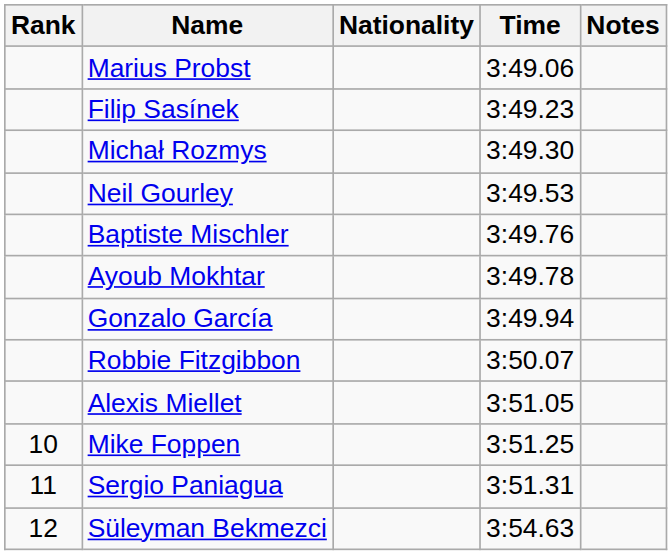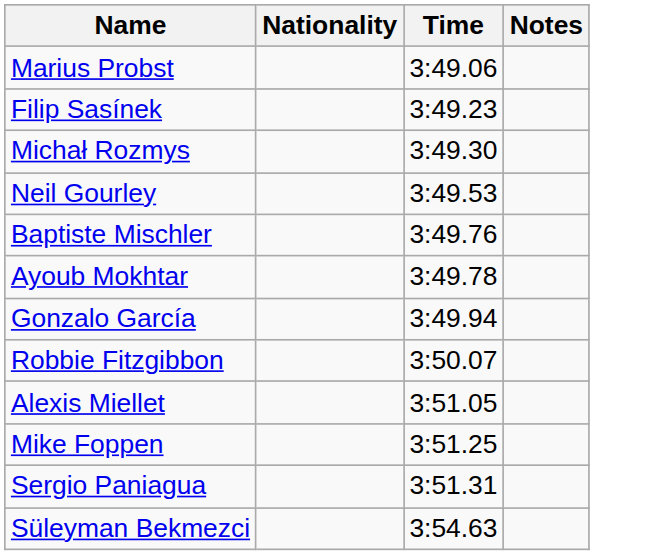- column: (43, 25)
